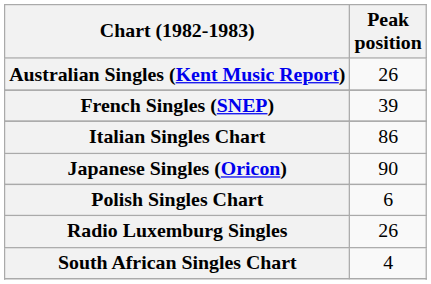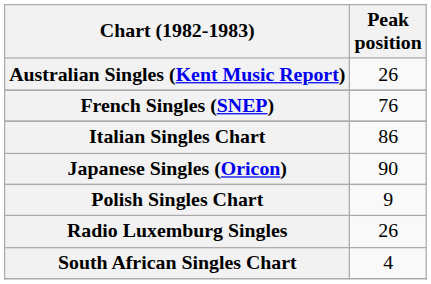(388, 105) 39 -> (388, 105) 76
(388, 199) 6 -> (388, 199) 9
